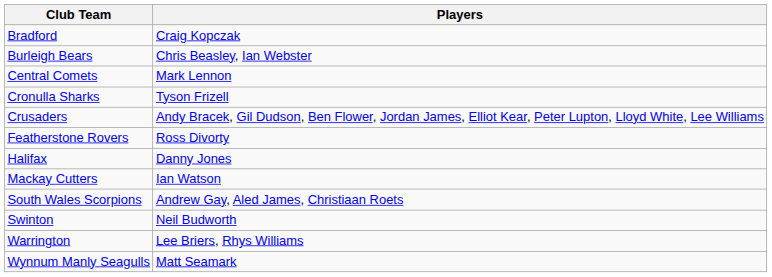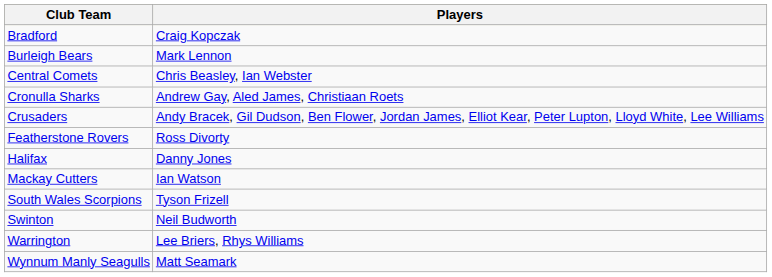(234, 55) Chris Beasley, Ian Webster -> (194, 55) Mark Lennon
(194, 76) Mark Lennon -> (234, 76) Chris Beasley, Ian Webster
(192, 96) Tyson Frizell -> (280, 96) Andrew Gay, Aled James, Christiaan Roets
(280, 199) Andrew Gay, Aled James, Christiaan Roets -> (192, 199) Tyson Frizell
